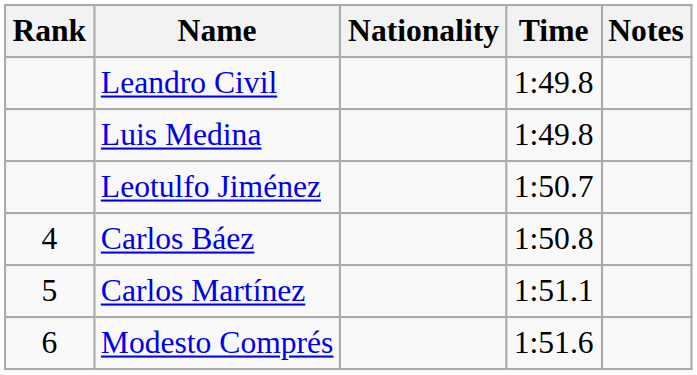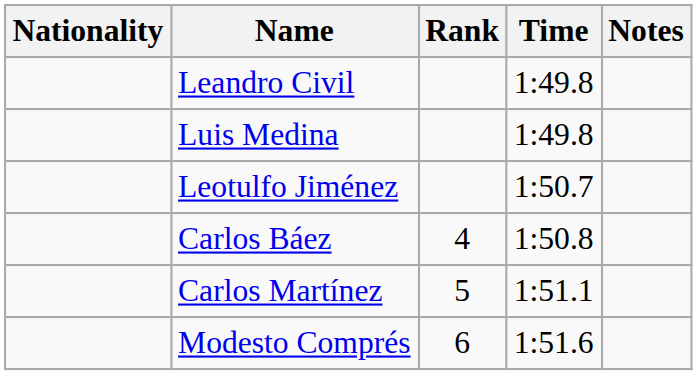columns swapped: (49, 30) <-> (424, 30)
